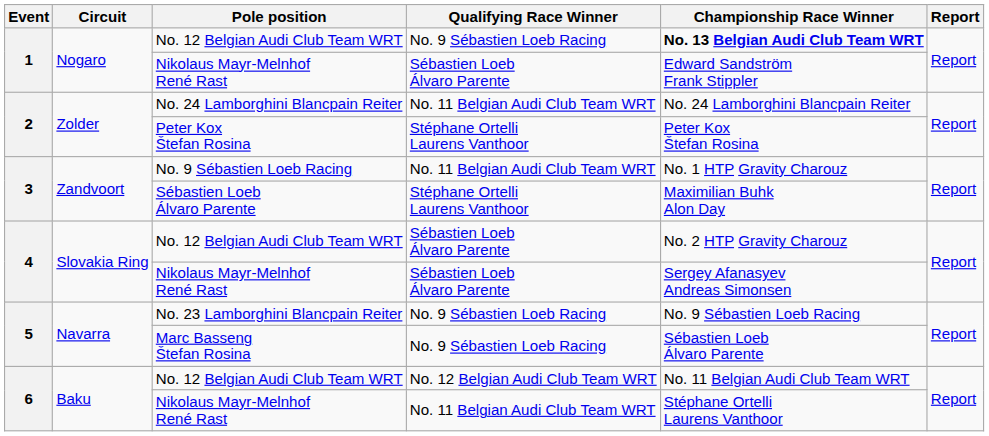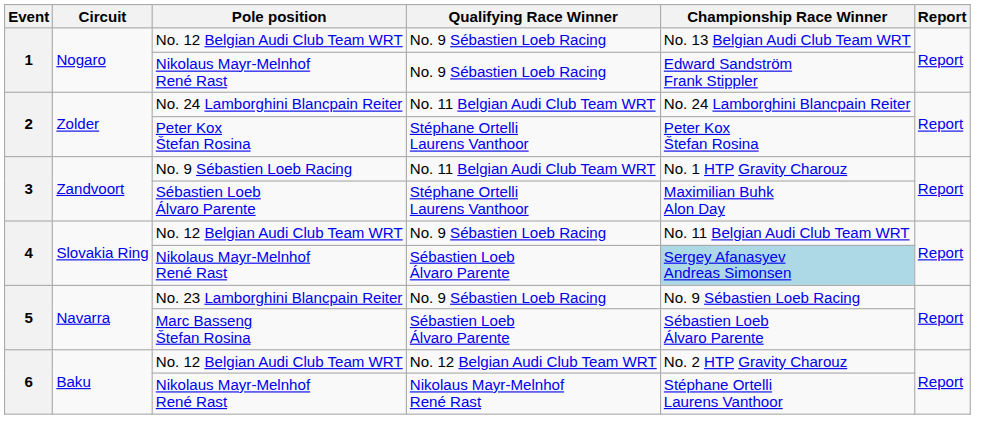(794, 40) bold -> (787, 40) normal
(462, 72) Sébastien Loeb Álvaro Parente -> (508, 72) No. 9 Sébastien Loeb Racing
(462, 241) Sébastien Loeb Álvaro Parente -> (508, 233) No. 9 Sébastien Loeb Racing
(756, 241) No. 2 HTP Gravity Charouz -> (787, 233) No. 11 Belgian Audi Club Team WRT
(728, 281) no background -> (728, 265) lightblue background
(508, 346) No. 9 Sébastien Loeb Racing -> (462, 329) Sébastien Loeb Álvaro Parente
(787, 378) No. 11 Belgian Audi Club Team WRT -> (756, 361) No. 2 HTP Gravity Charouz
(533, 410) No. 11 Belgian Audi Club Team WRT -> (487, 393) Nikolaus Mayr-Melnhof René Rast
